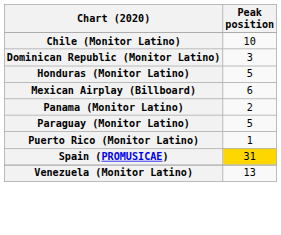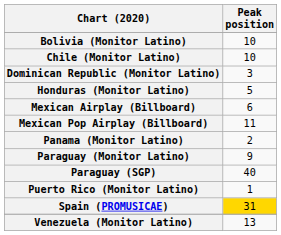+ row: (114, 41)
+ row: (114, 124)
(250, 124) 5 -> (250, 157) 9
+ row: (114, 173)
